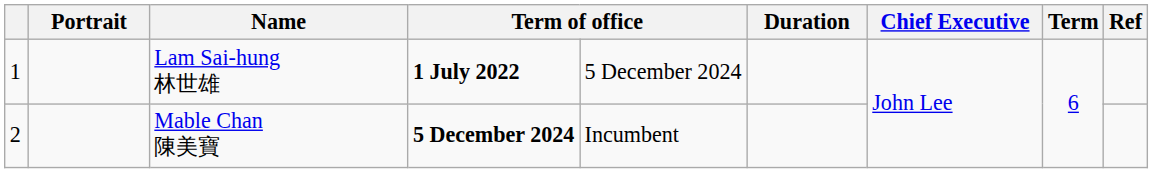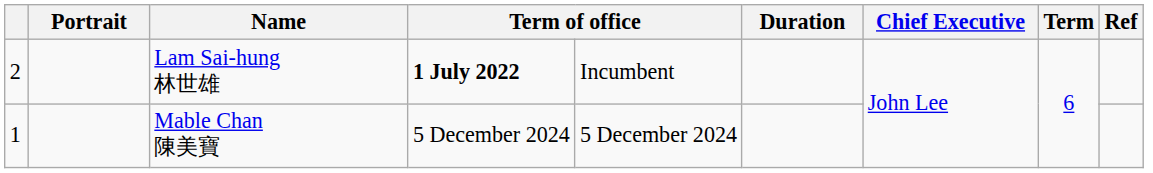(15, 71) 1 -> (15, 71) 2
(663, 71) 5 December 2024 -> (627, 71) Incumbent
(15, 135) 2 -> (15, 135) 1
(494, 135) bold -> (491, 135) normal
(632, 135) Incumbent -> (659, 135) 5 December 2024
